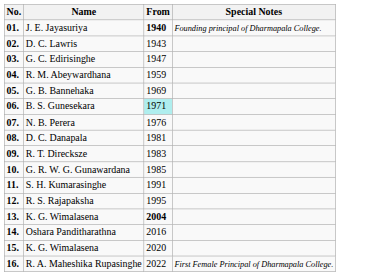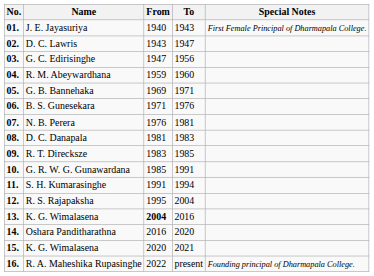+ column: (189, 12)
(156, 28) bold -> (156, 28) normal
(248, 28) Founding principal of Dharmapala College. -> (287, 28) First Female Principal of Dharmapala College.
(156, 106) paleturquoise background -> (156, 106) no background
(254, 264) First Female Principal of Dharmapala College. -> (281, 264) Founding principal of Dharmapala College.
